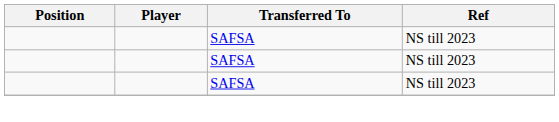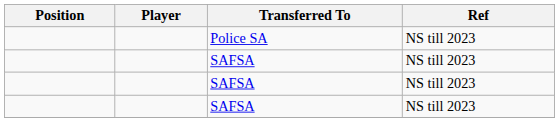+ row: (60, 38)
